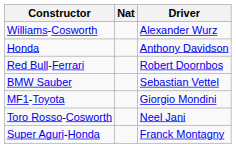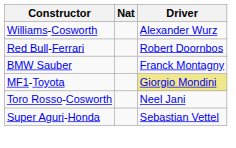- row: (23, 48)
(179, 83) Sebastian Vettel -> (182, 65) Franck Montagny
(178, 100) no background -> (178, 83) khaki background
(182, 134) Franck Montagny -> (179, 117) Sebastian Vettel
